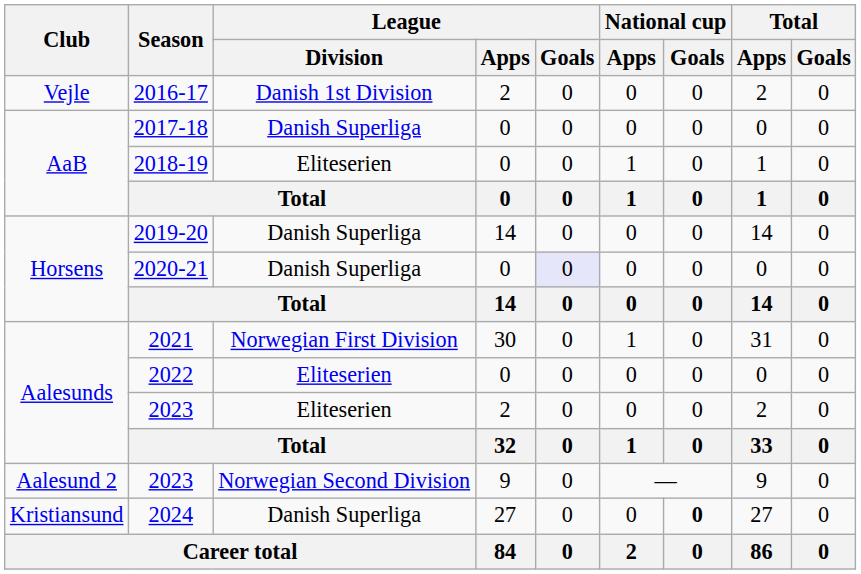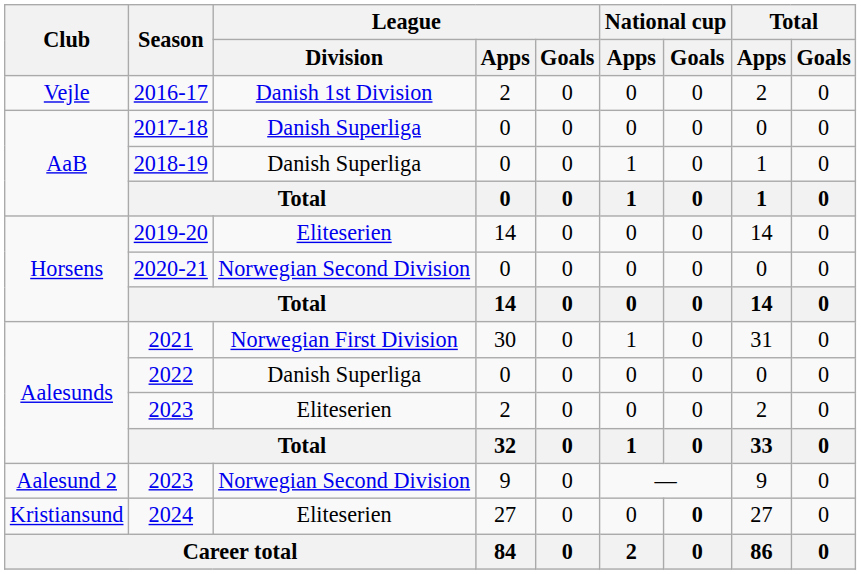(344, 163) Eliteserien -> (344, 163) Danish Superliga
(344, 233) Danish Superliga -> (344, 233) Eliteserien
(344, 269) Danish Superliga -> (344, 269) Norwegian Second Division
(567, 269) lavender background -> (567, 269) no background
(344, 374) Eliteserien -> (344, 374) Danish Superliga
(344, 515) Danish Superliga -> (344, 515) Eliteserien
